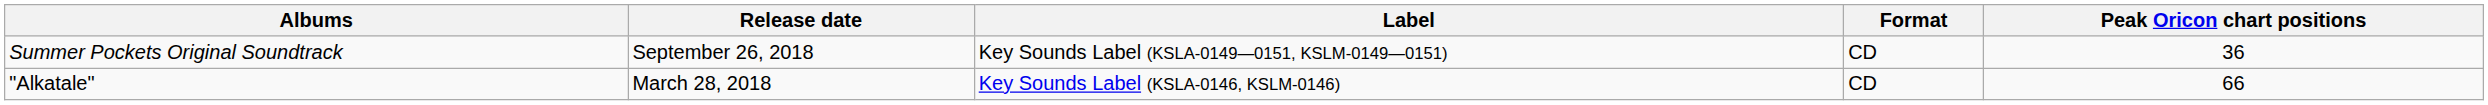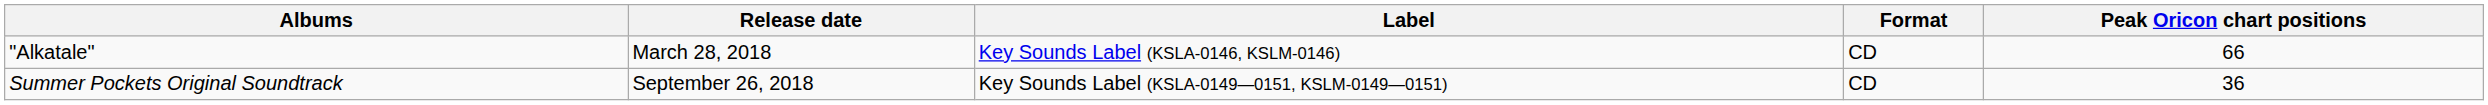rows swapped: (52, 83) <-> (176, 52)
